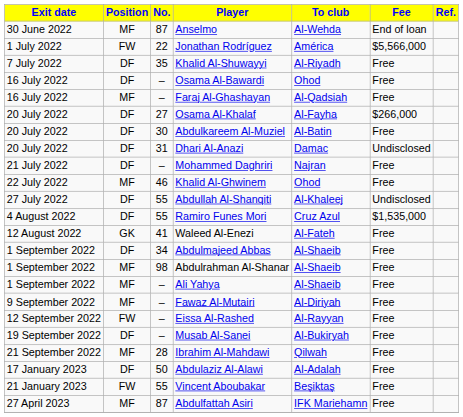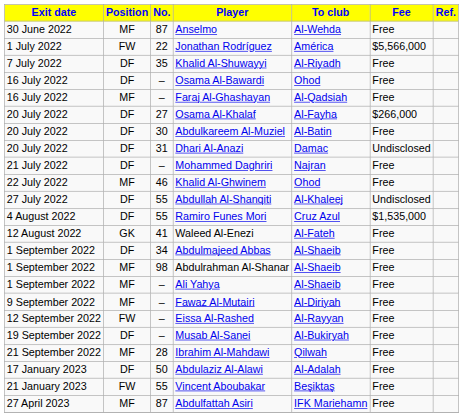(399, 30) End of loan -> (383, 30) Free
